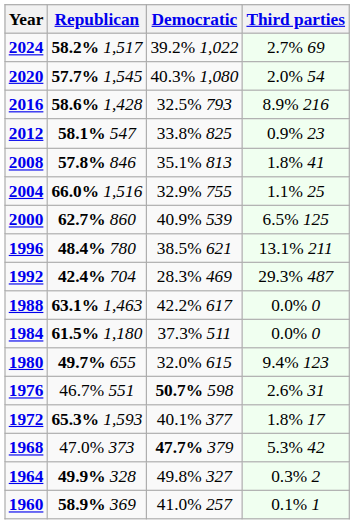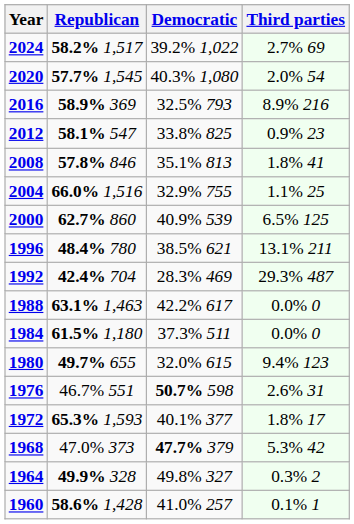(97, 104) 58.6% 1,428 -> (97, 104) 58.9% 369
(97, 504) 58.9% 369 -> (97, 504) 58.6% 1,428
